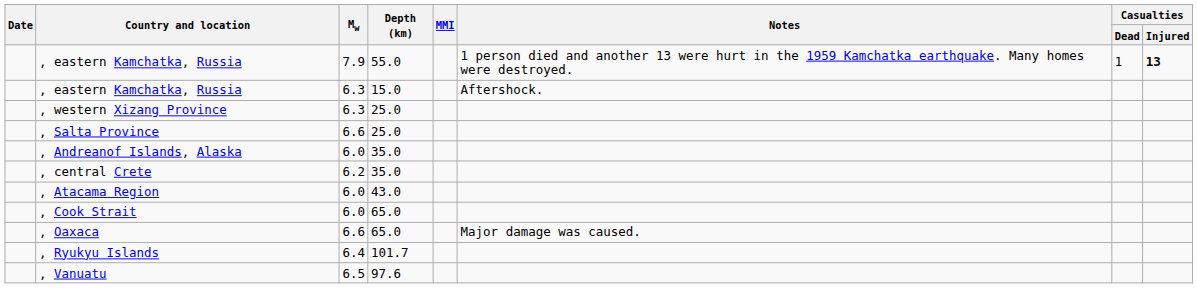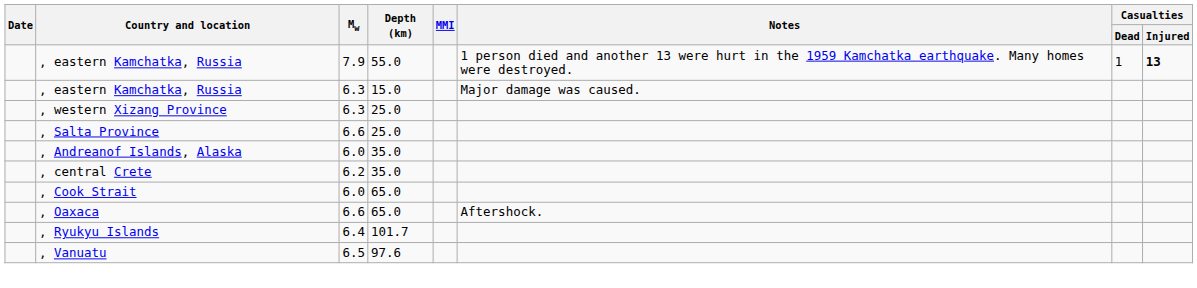(502, 90) Aftershock. -> (551, 90) Major damage was caused.
- row: (99, 192)
(551, 232) Major damage was caused. -> (502, 212) Aftershock.
